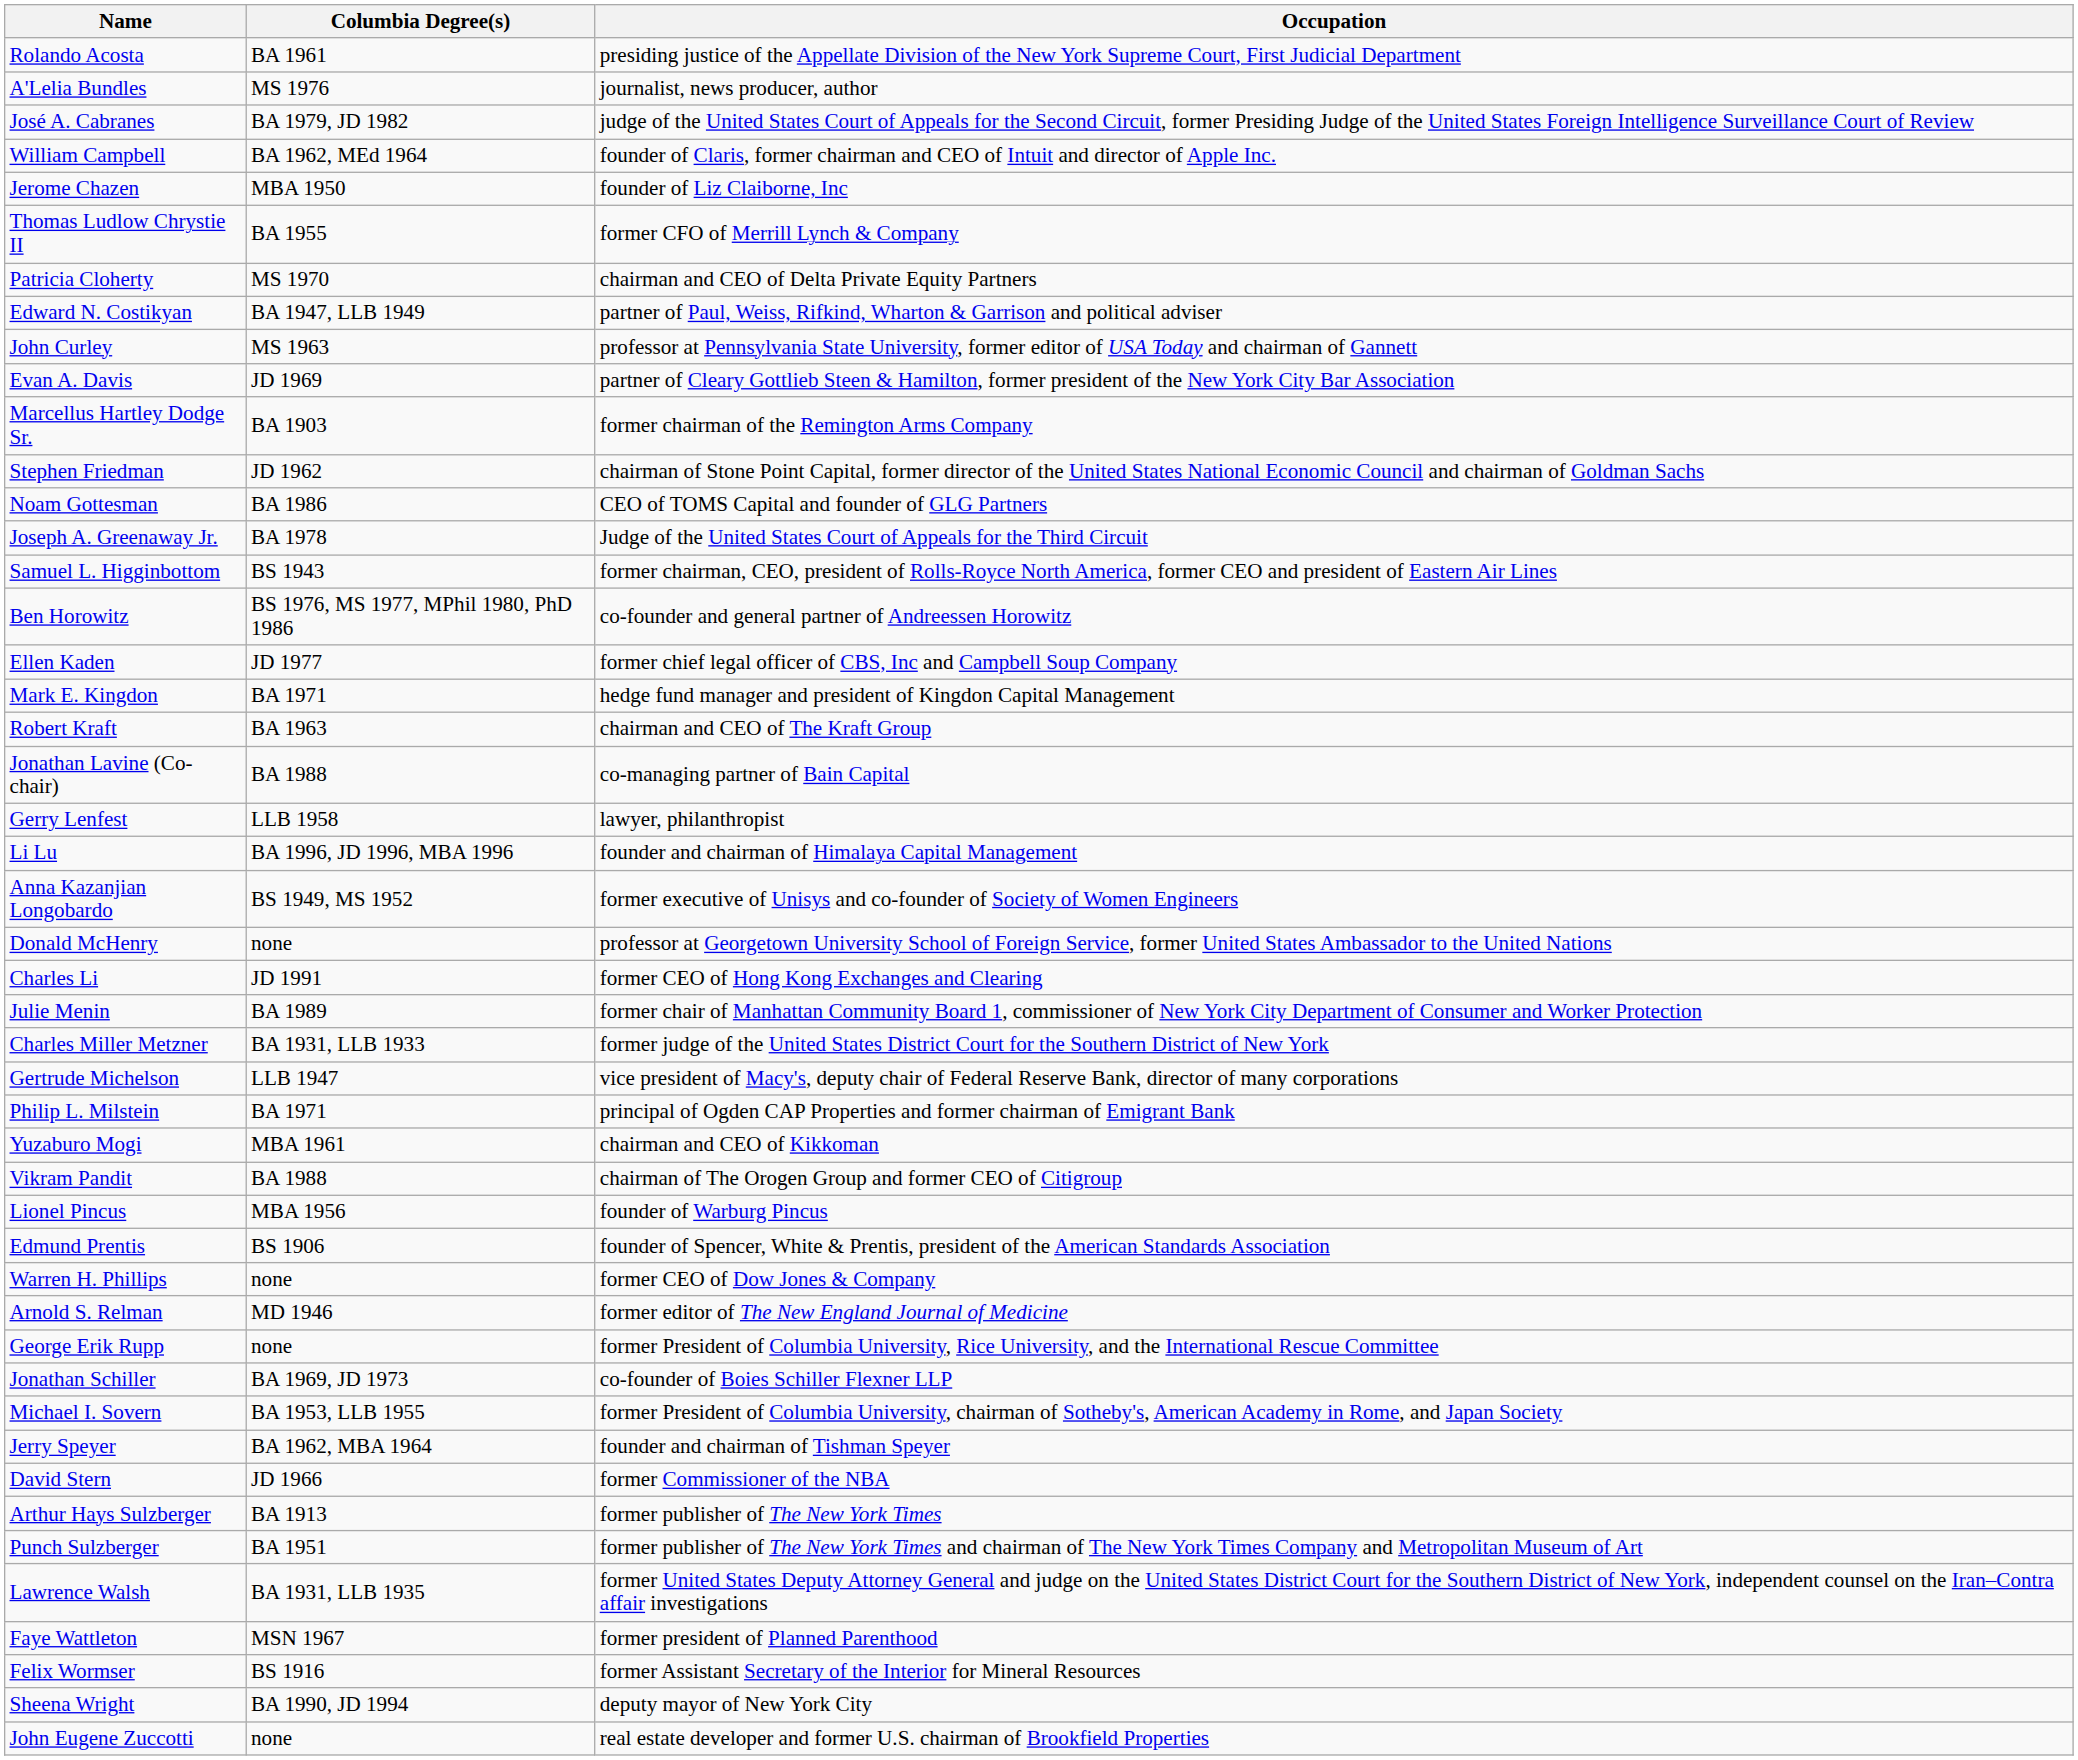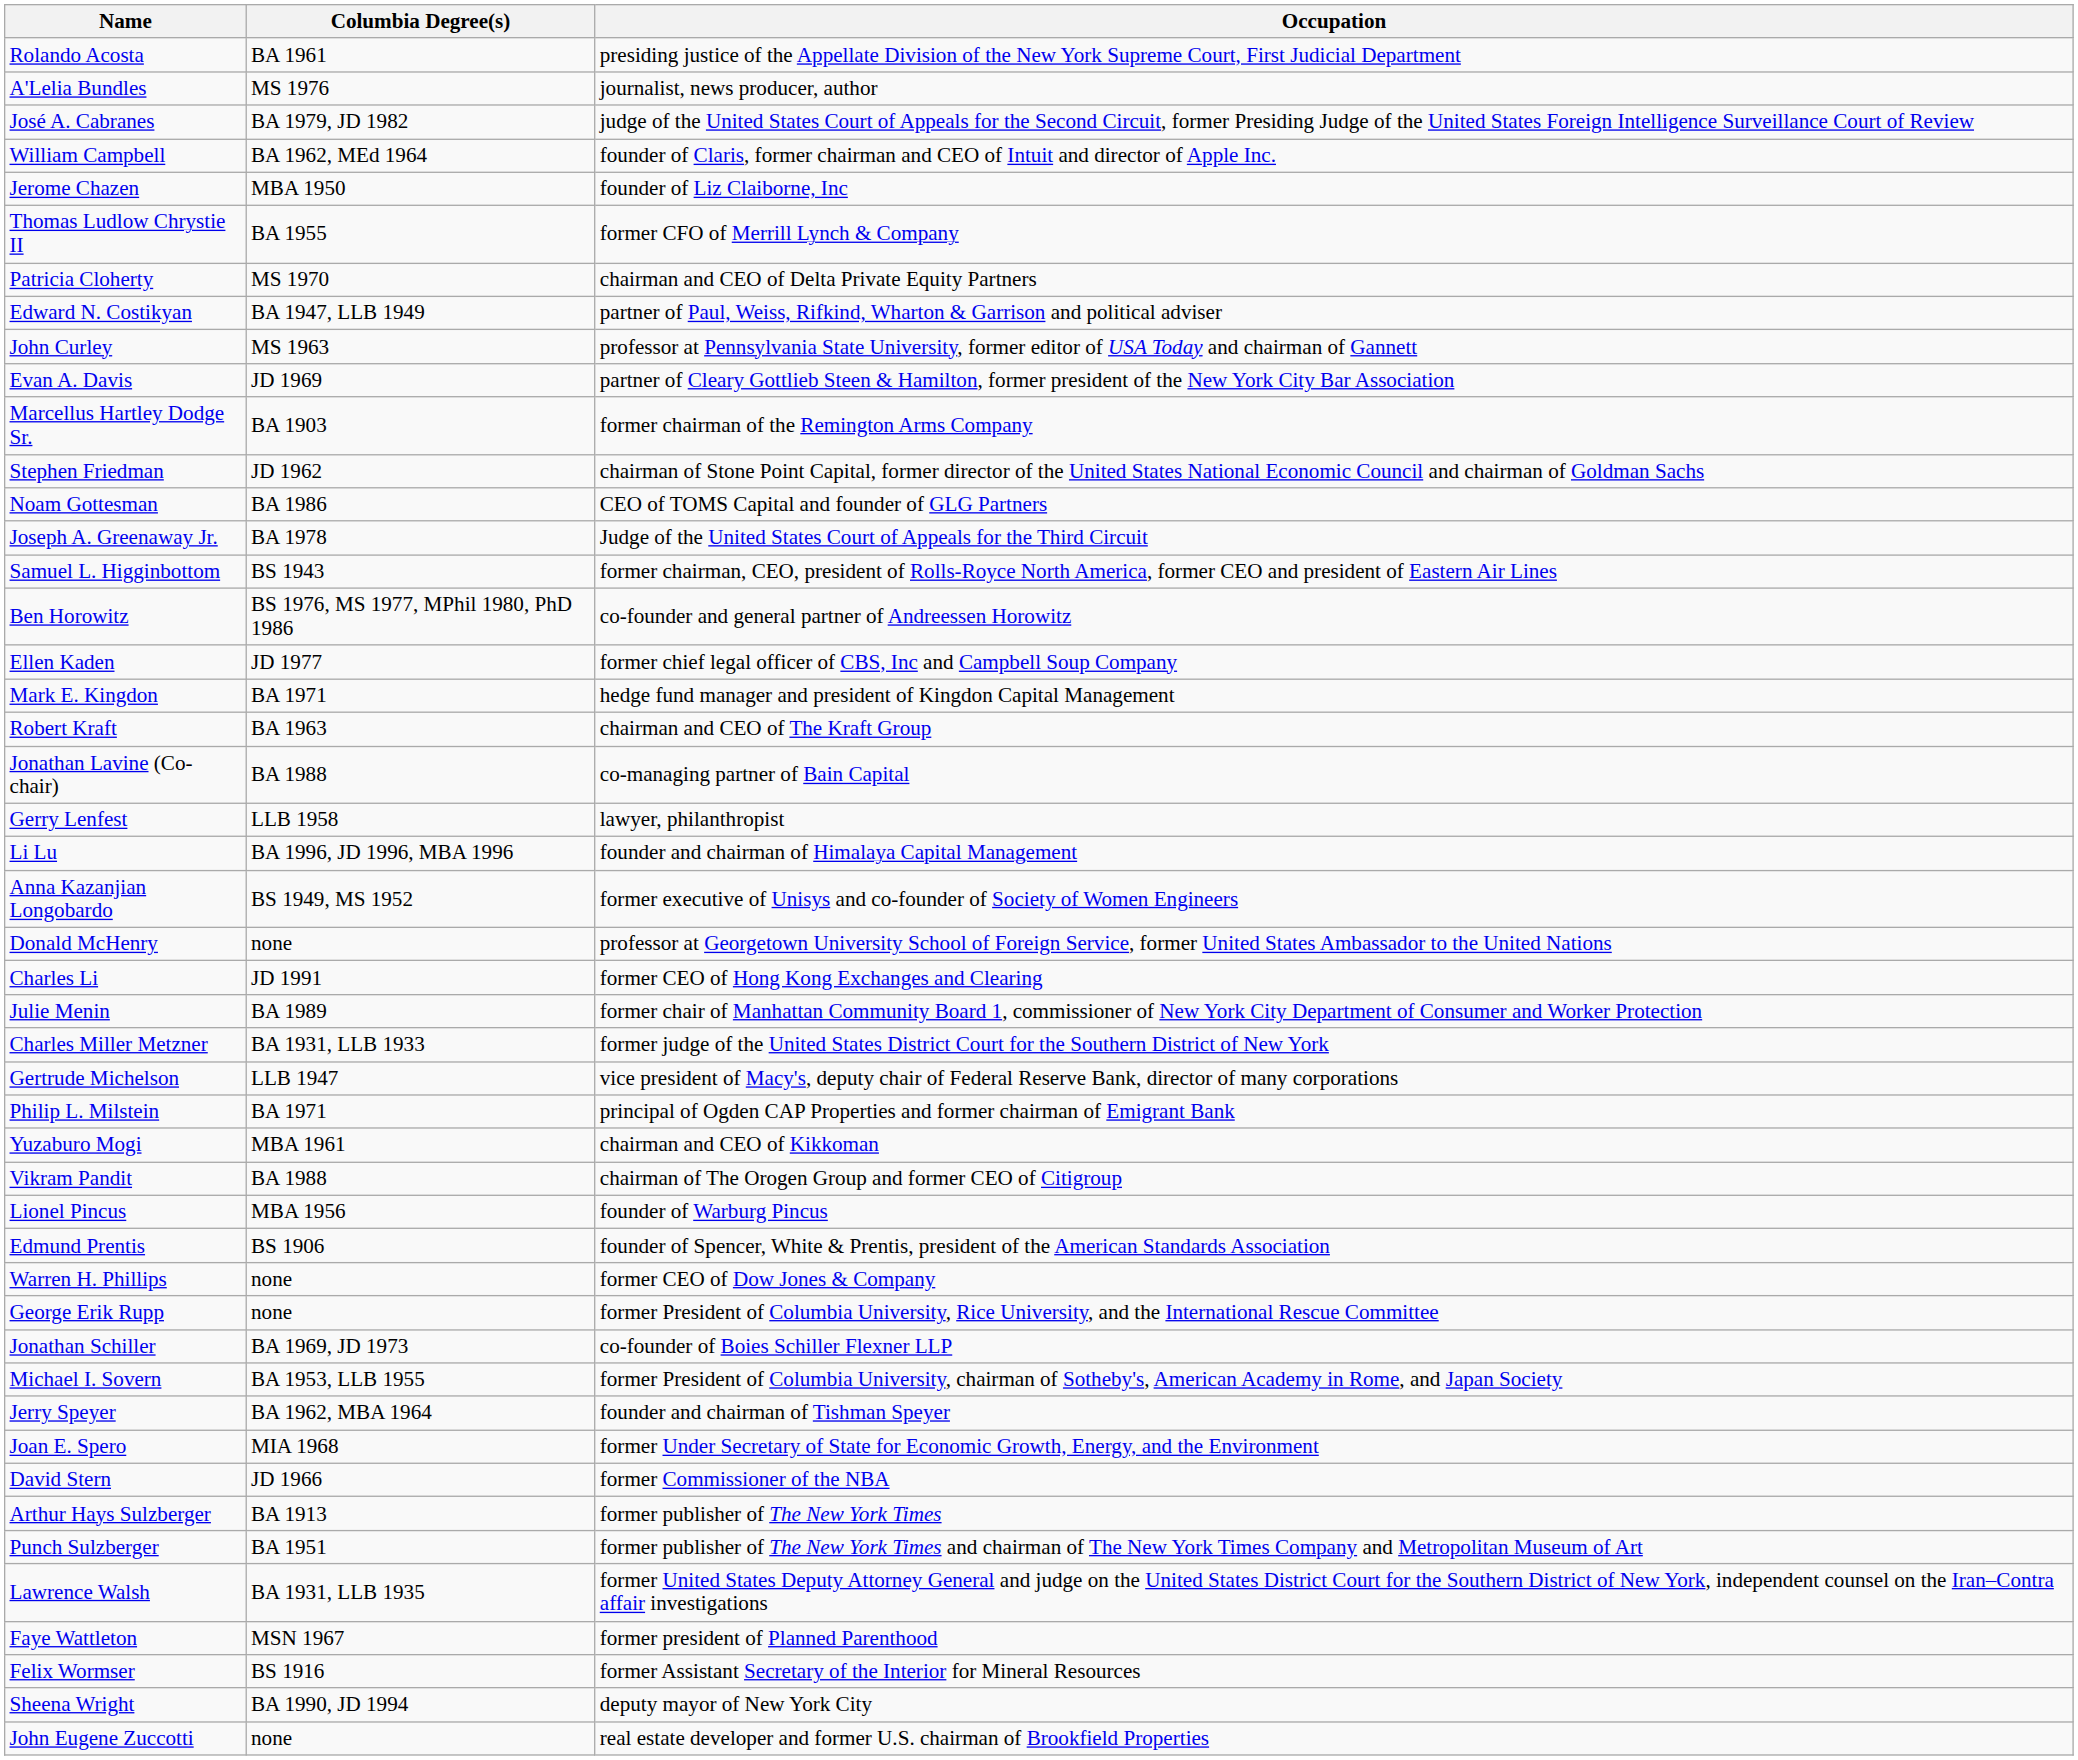- row: (86, 1312)
+ row: (68, 1446)
